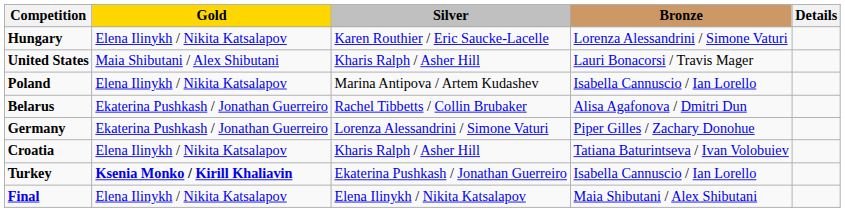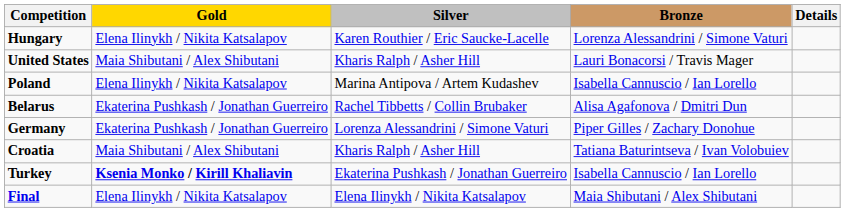(191, 151) Elena Ilinykh / Nikita Katsalapov -> (187, 151) Maia Shibutani / Alex Shibutani
